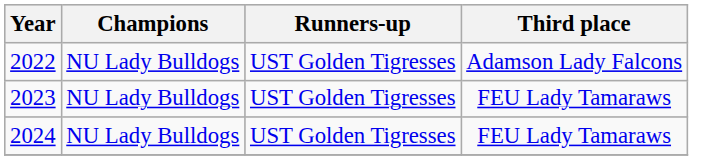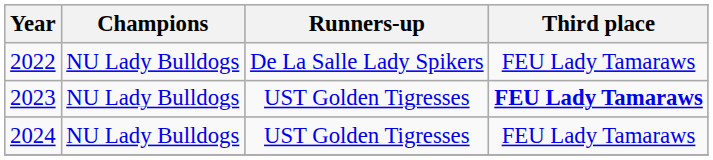(353, 61) UST Golden Tigresses -> (367, 61) De La Salle Lady Spikers
(574, 61) Adamson Lady Falcons -> (599, 61) FEU Lady Tamaraws
(574, 98) normal -> (599, 98) bold
